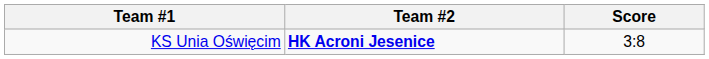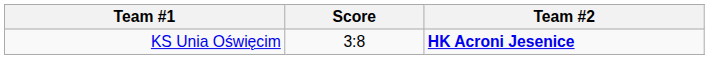columns swapped: (634, 16) <-> (424, 16)
